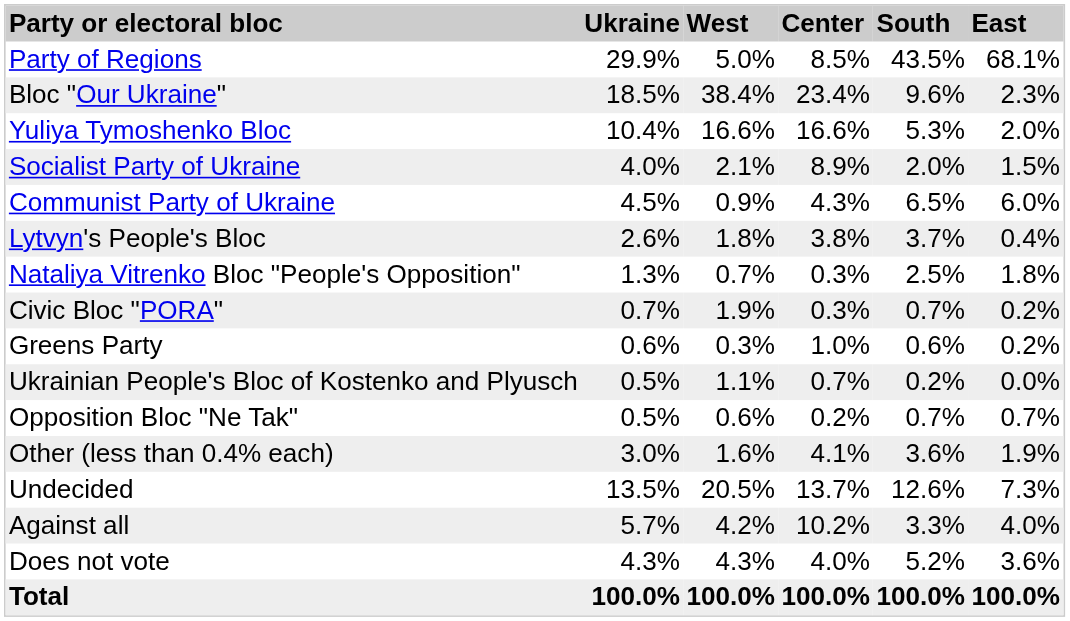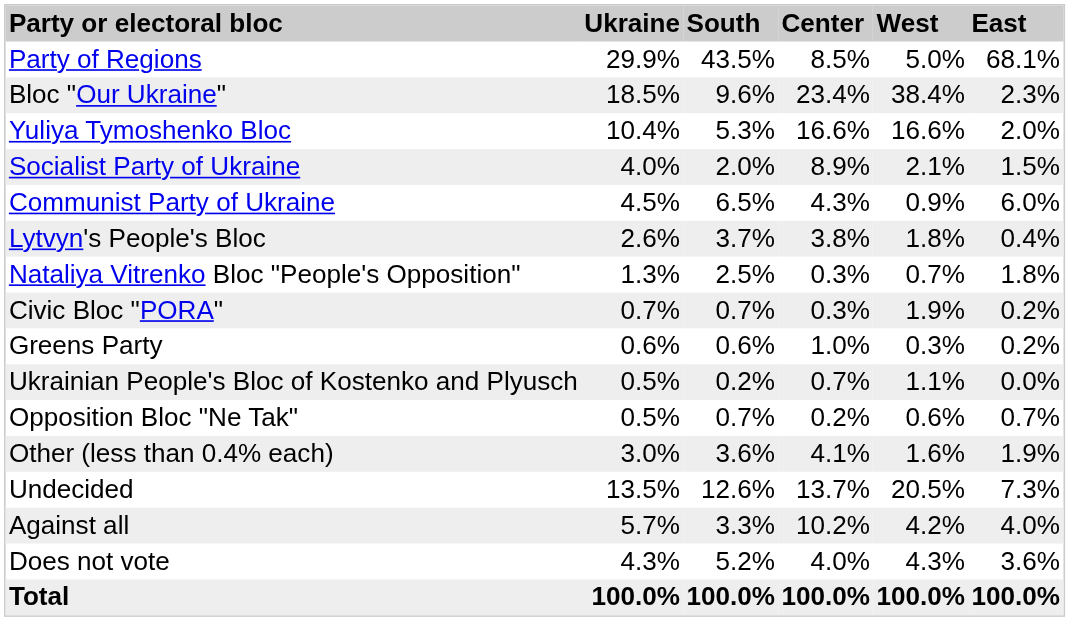columns swapped: (717, 23) <-> (913, 23)
